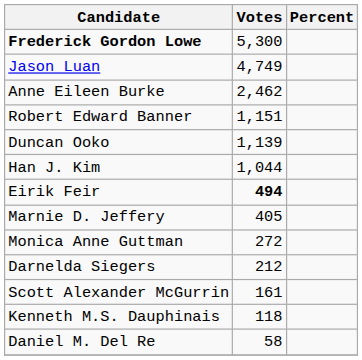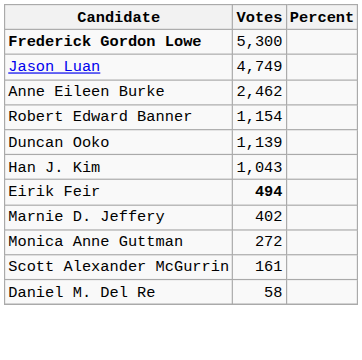(259, 117) 1,151 -> (259, 117) 1,154
(259, 167) 1,044 -> (259, 167) 1,043
(269, 217) 405 -> (269, 217) 402
- row: (82, 267)
- row: (114, 317)
